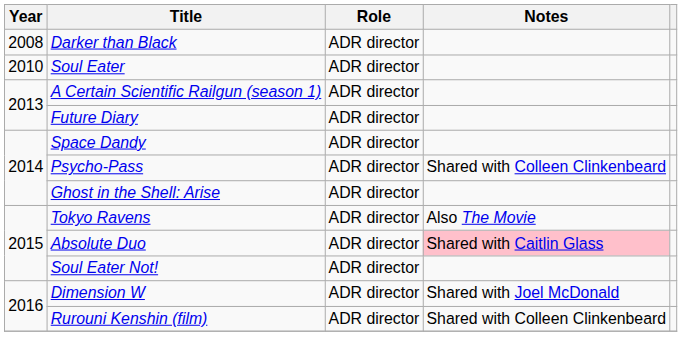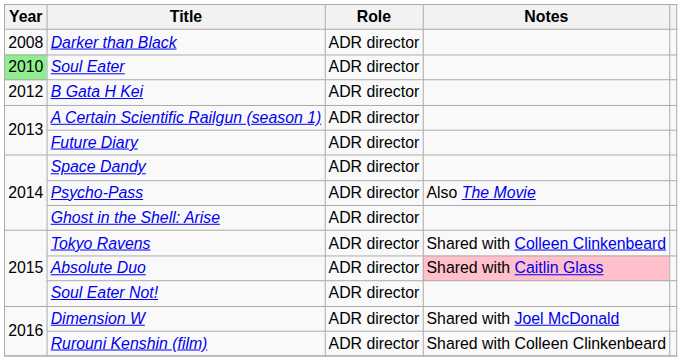(26, 67) no background -> (26, 67) lightgreen background
+ row: (97, 92)
(546, 167) Shared with Colleen Clinkenbeard -> (481, 192) Also The Movie
(481, 218) Also The Movie -> (546, 243) Shared with Colleen Clinkenbeard
